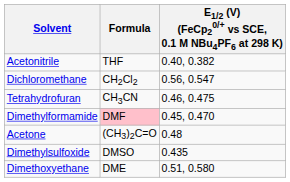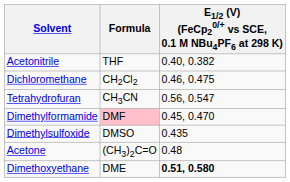(188, 80) 0.56, 0.547 -> (188, 80) 0.46, 0.475
(188, 99) 0.46, 0.475 -> (188, 99) 0.56, 0.547
rows swapped: (26, 134) <-> (48, 152)
(188, 169) normal -> (188, 169) bold
